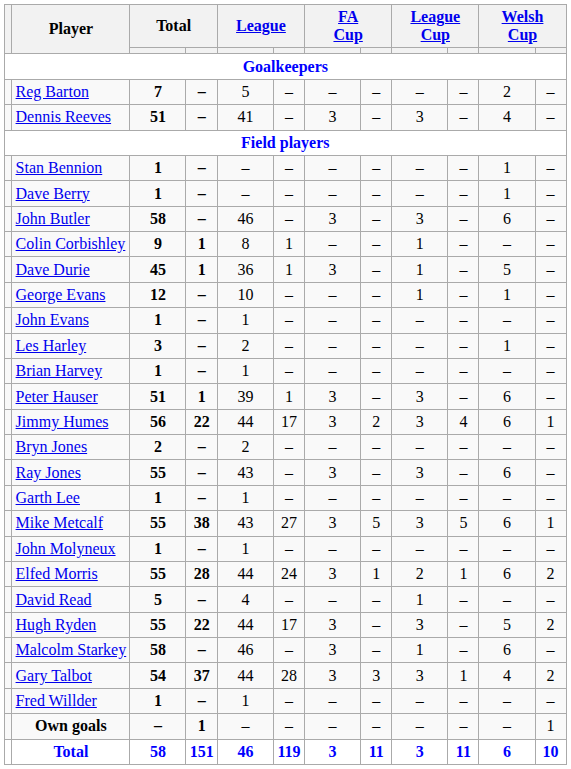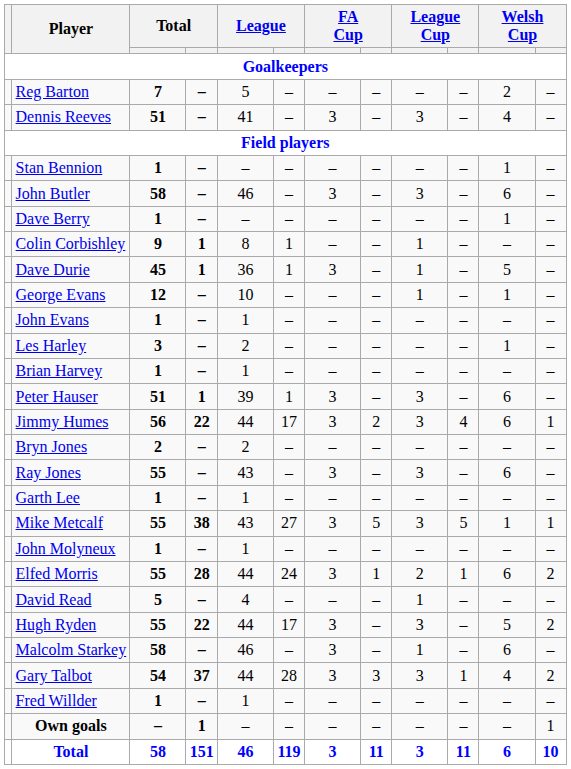rows swapped: (53, 193) <-> (53, 218)
(507, 523) 6 -> (507, 523) 1
